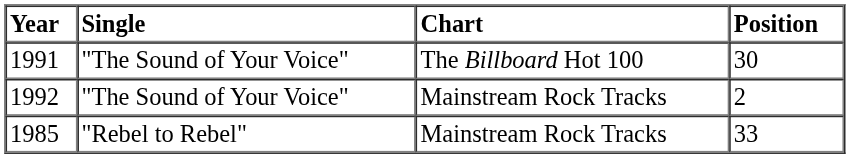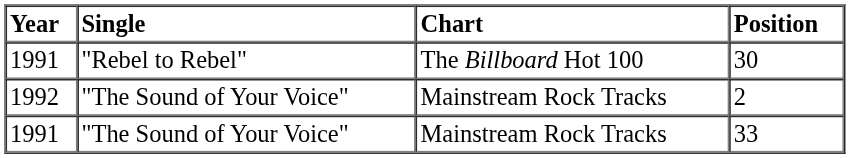(215, 60) "The Sound of Your Voice" -> (164, 60) "Rebel to Rebel"
(35, 133) 1985 -> (35, 133) 1991
(164, 133) "Rebel to Rebel" -> (215, 133) "The Sound of Your Voice"
